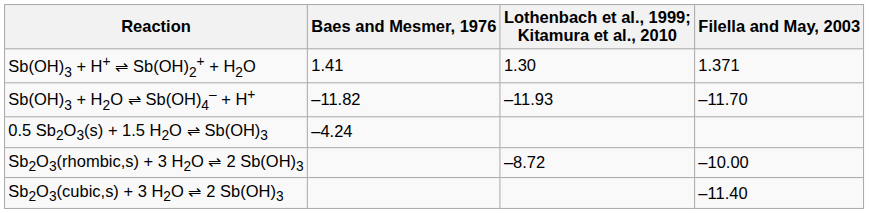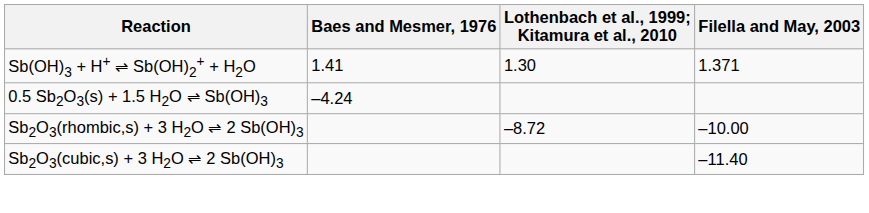- row: (132, 100)
